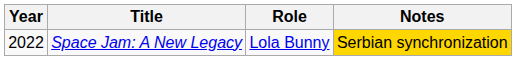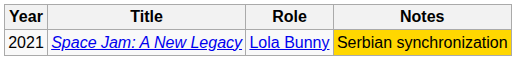(26, 42) 2022 -> (26, 42) 2021
